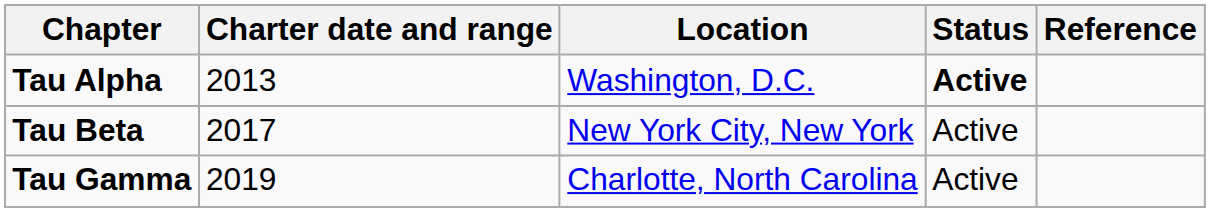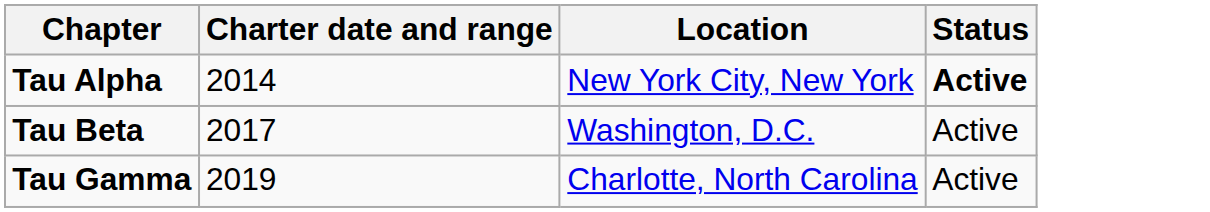- column: (1120, 29)
(241, 79) 2013 -> (241, 79) 2014
(691, 79) Washington, D.C. -> (740, 79) New York City, New York
(740, 130) New York City, New York -> (691, 130) Washington, D.C.
